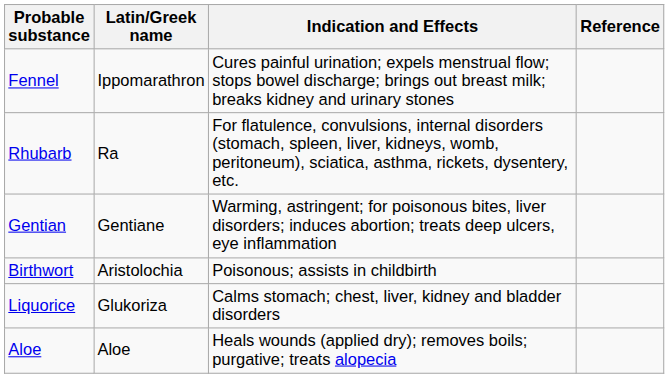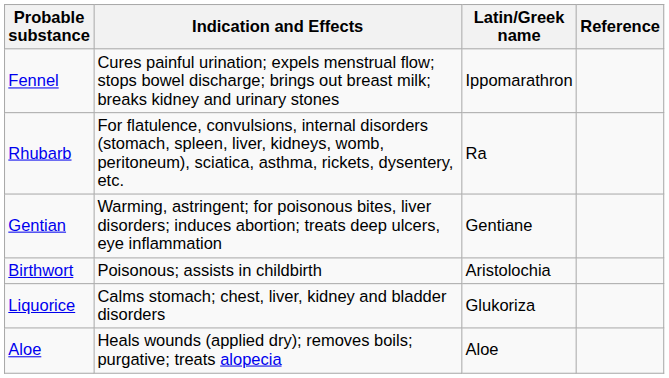columns swapped: (151, 26) <-> (392, 26)
